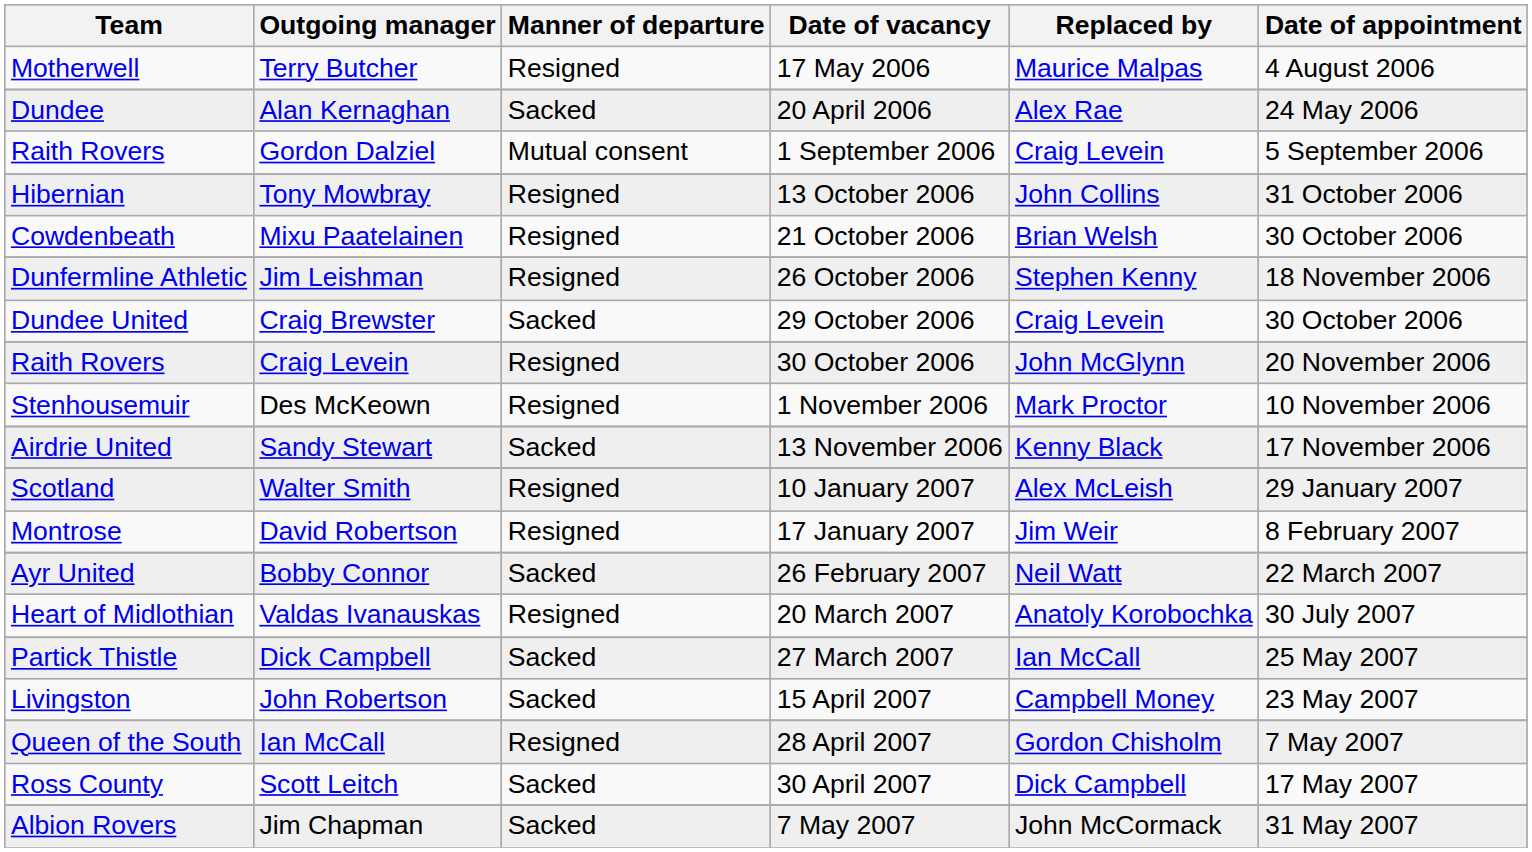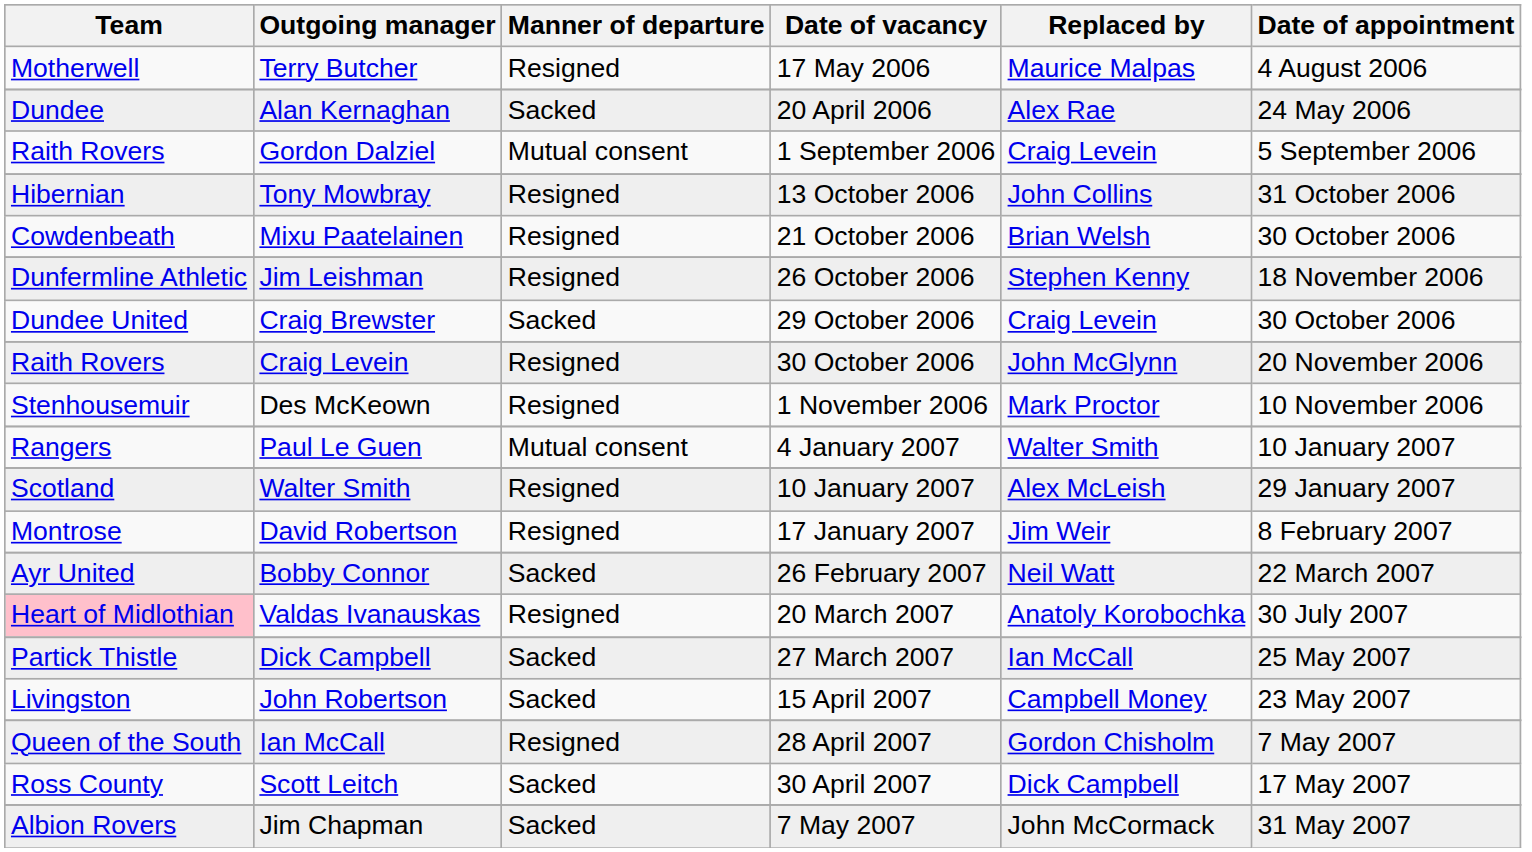- row: (346, 446)
+ row: (341, 446)
(122, 615) no background -> (122, 615) pink background
